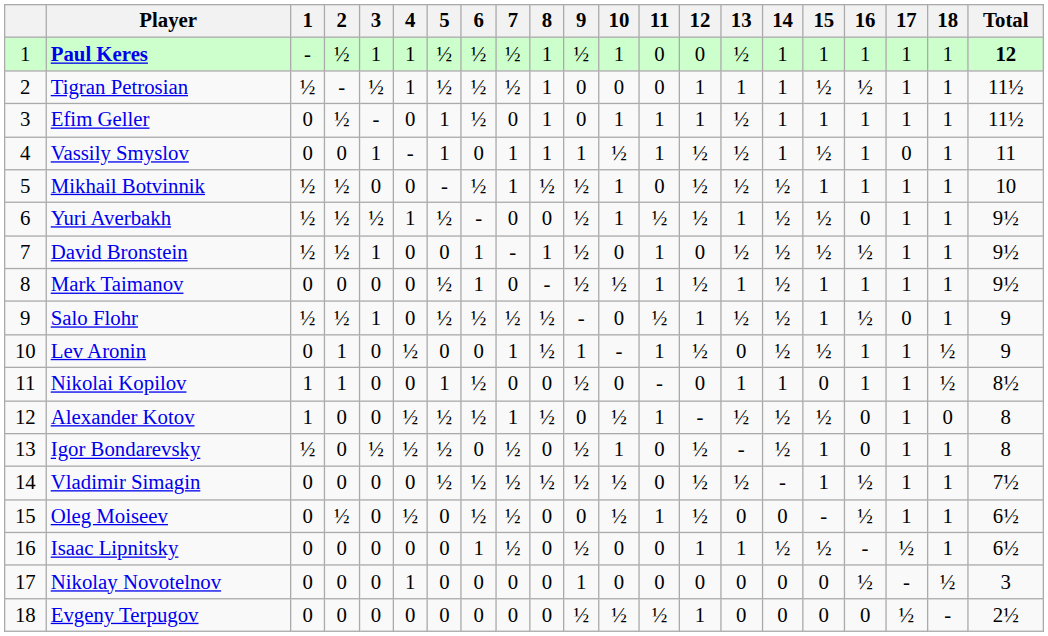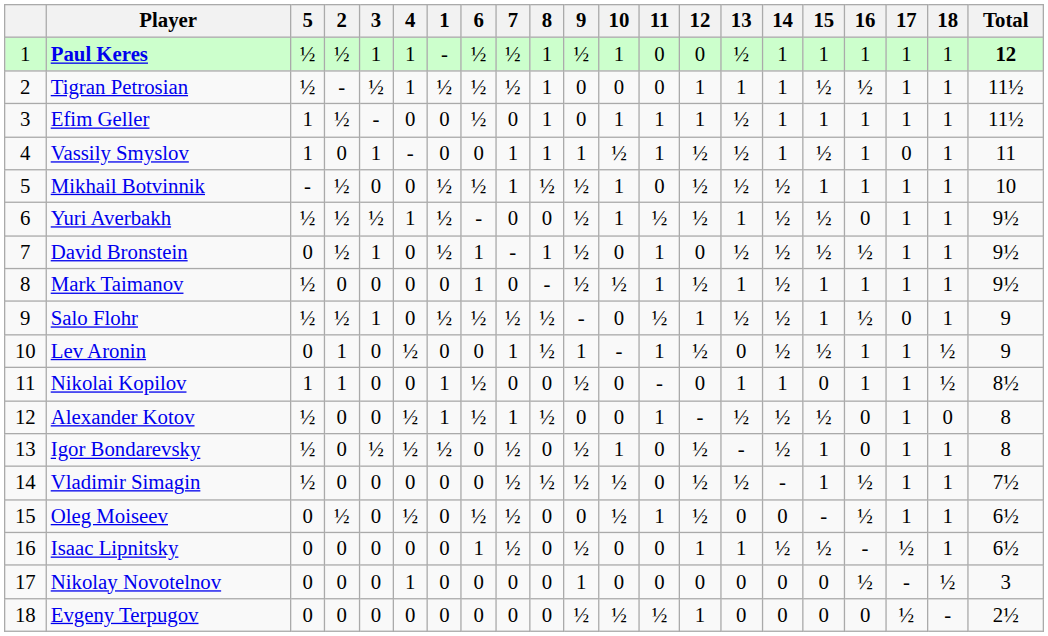columns swapped: (308, 20) <-> (444, 20)
(619, 416) ½ -> (619, 416) 0
(479, 482) ½ -> (479, 482) 0
